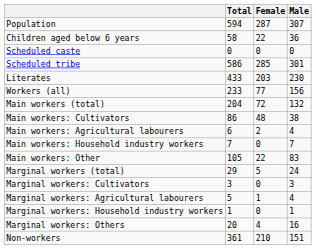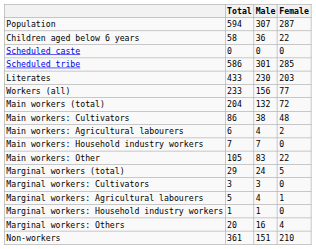columns swapped: (299, 11) <-> (270, 11)
